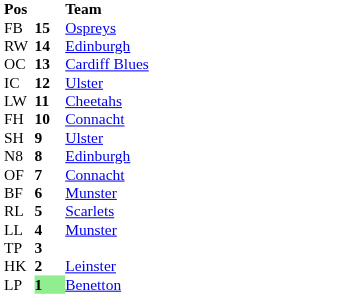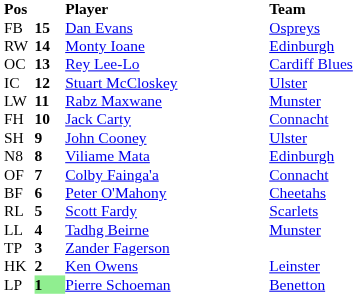+ column: (87, 9)
(94, 100) Cheetahs -> (295, 100) Munster
(91, 192) Munster -> (298, 192) Cheetahs
